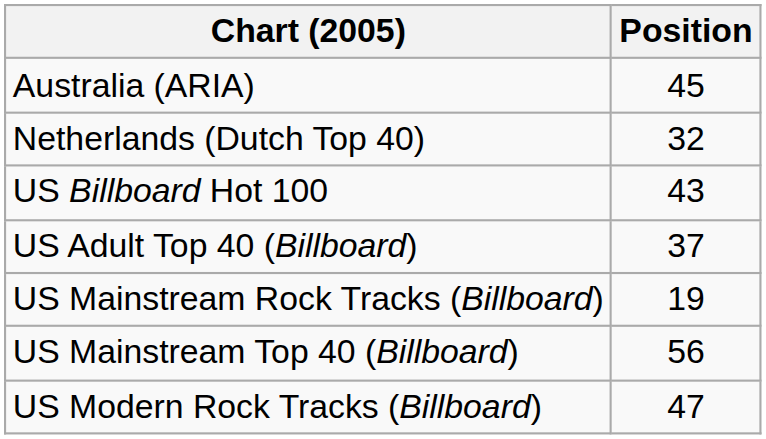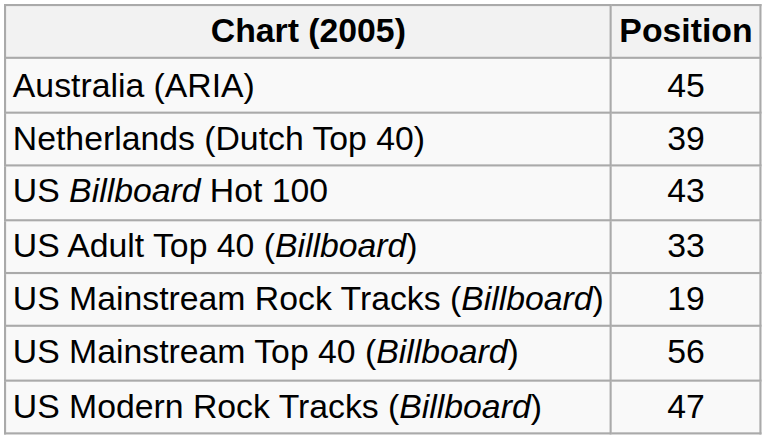(686, 138) 32 -> (686, 138) 39
(686, 245) 37 -> (686, 245) 33
